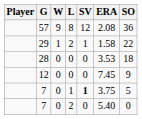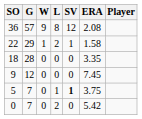columns swapped: (20, 12) <-> (128, 12)
(107, 59) 3.53 -> (92, 59) 3.35
(107, 106) 5.40 -> (92, 106) 5.42
